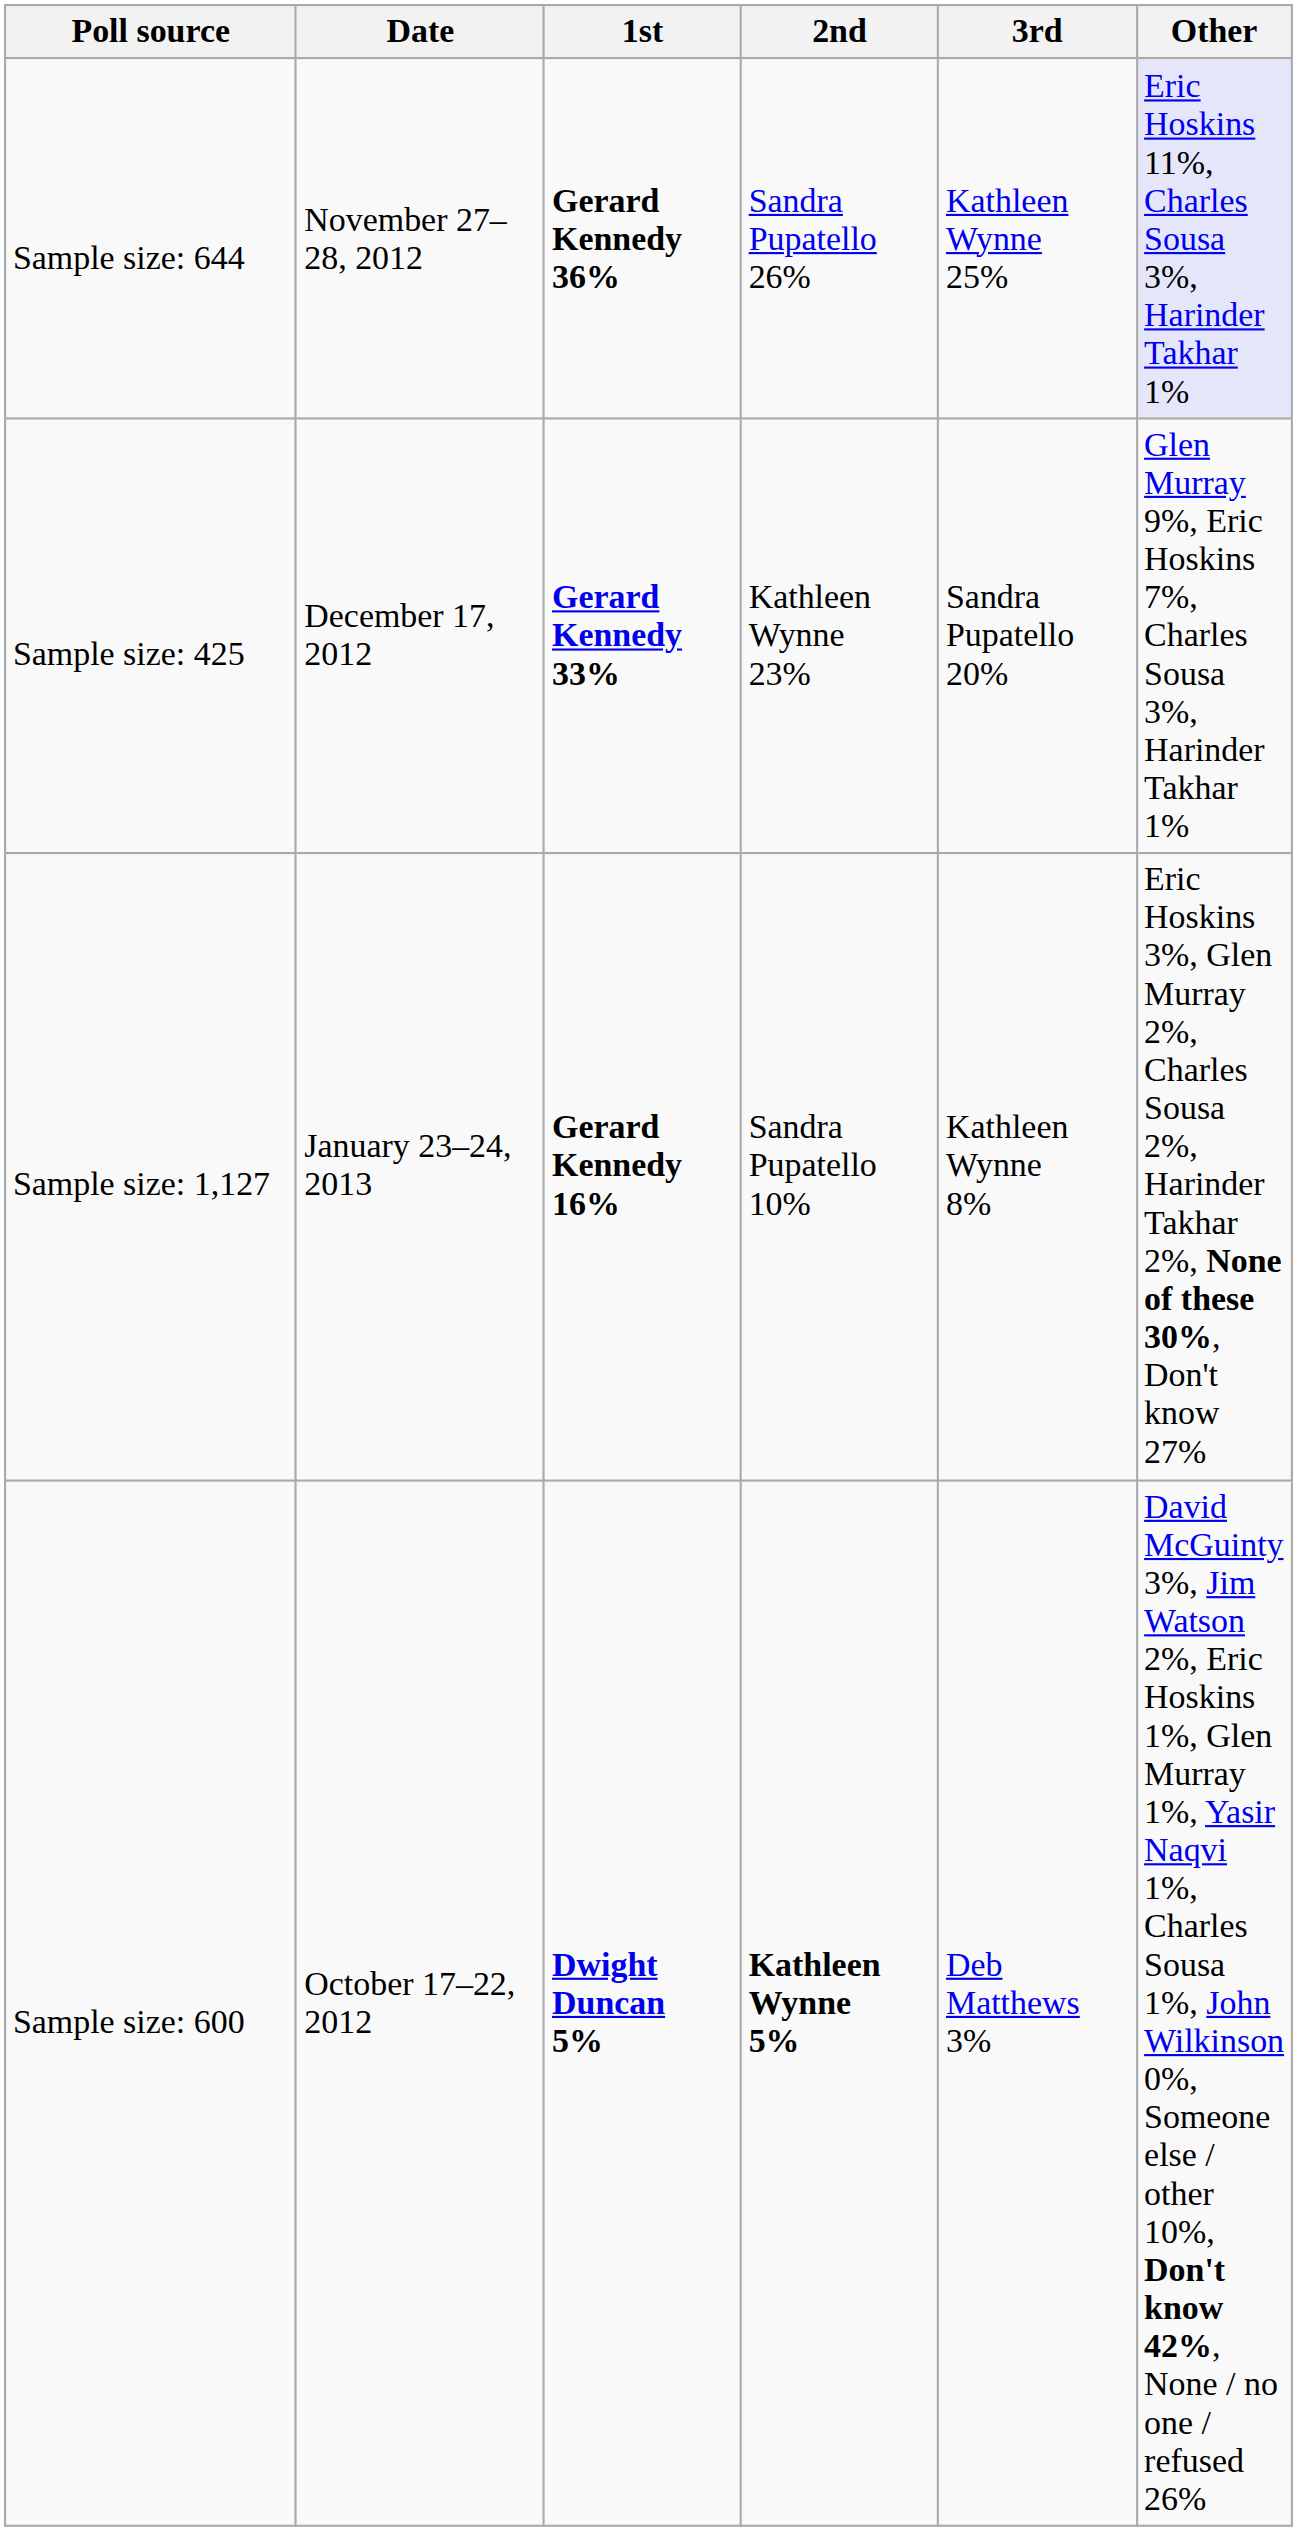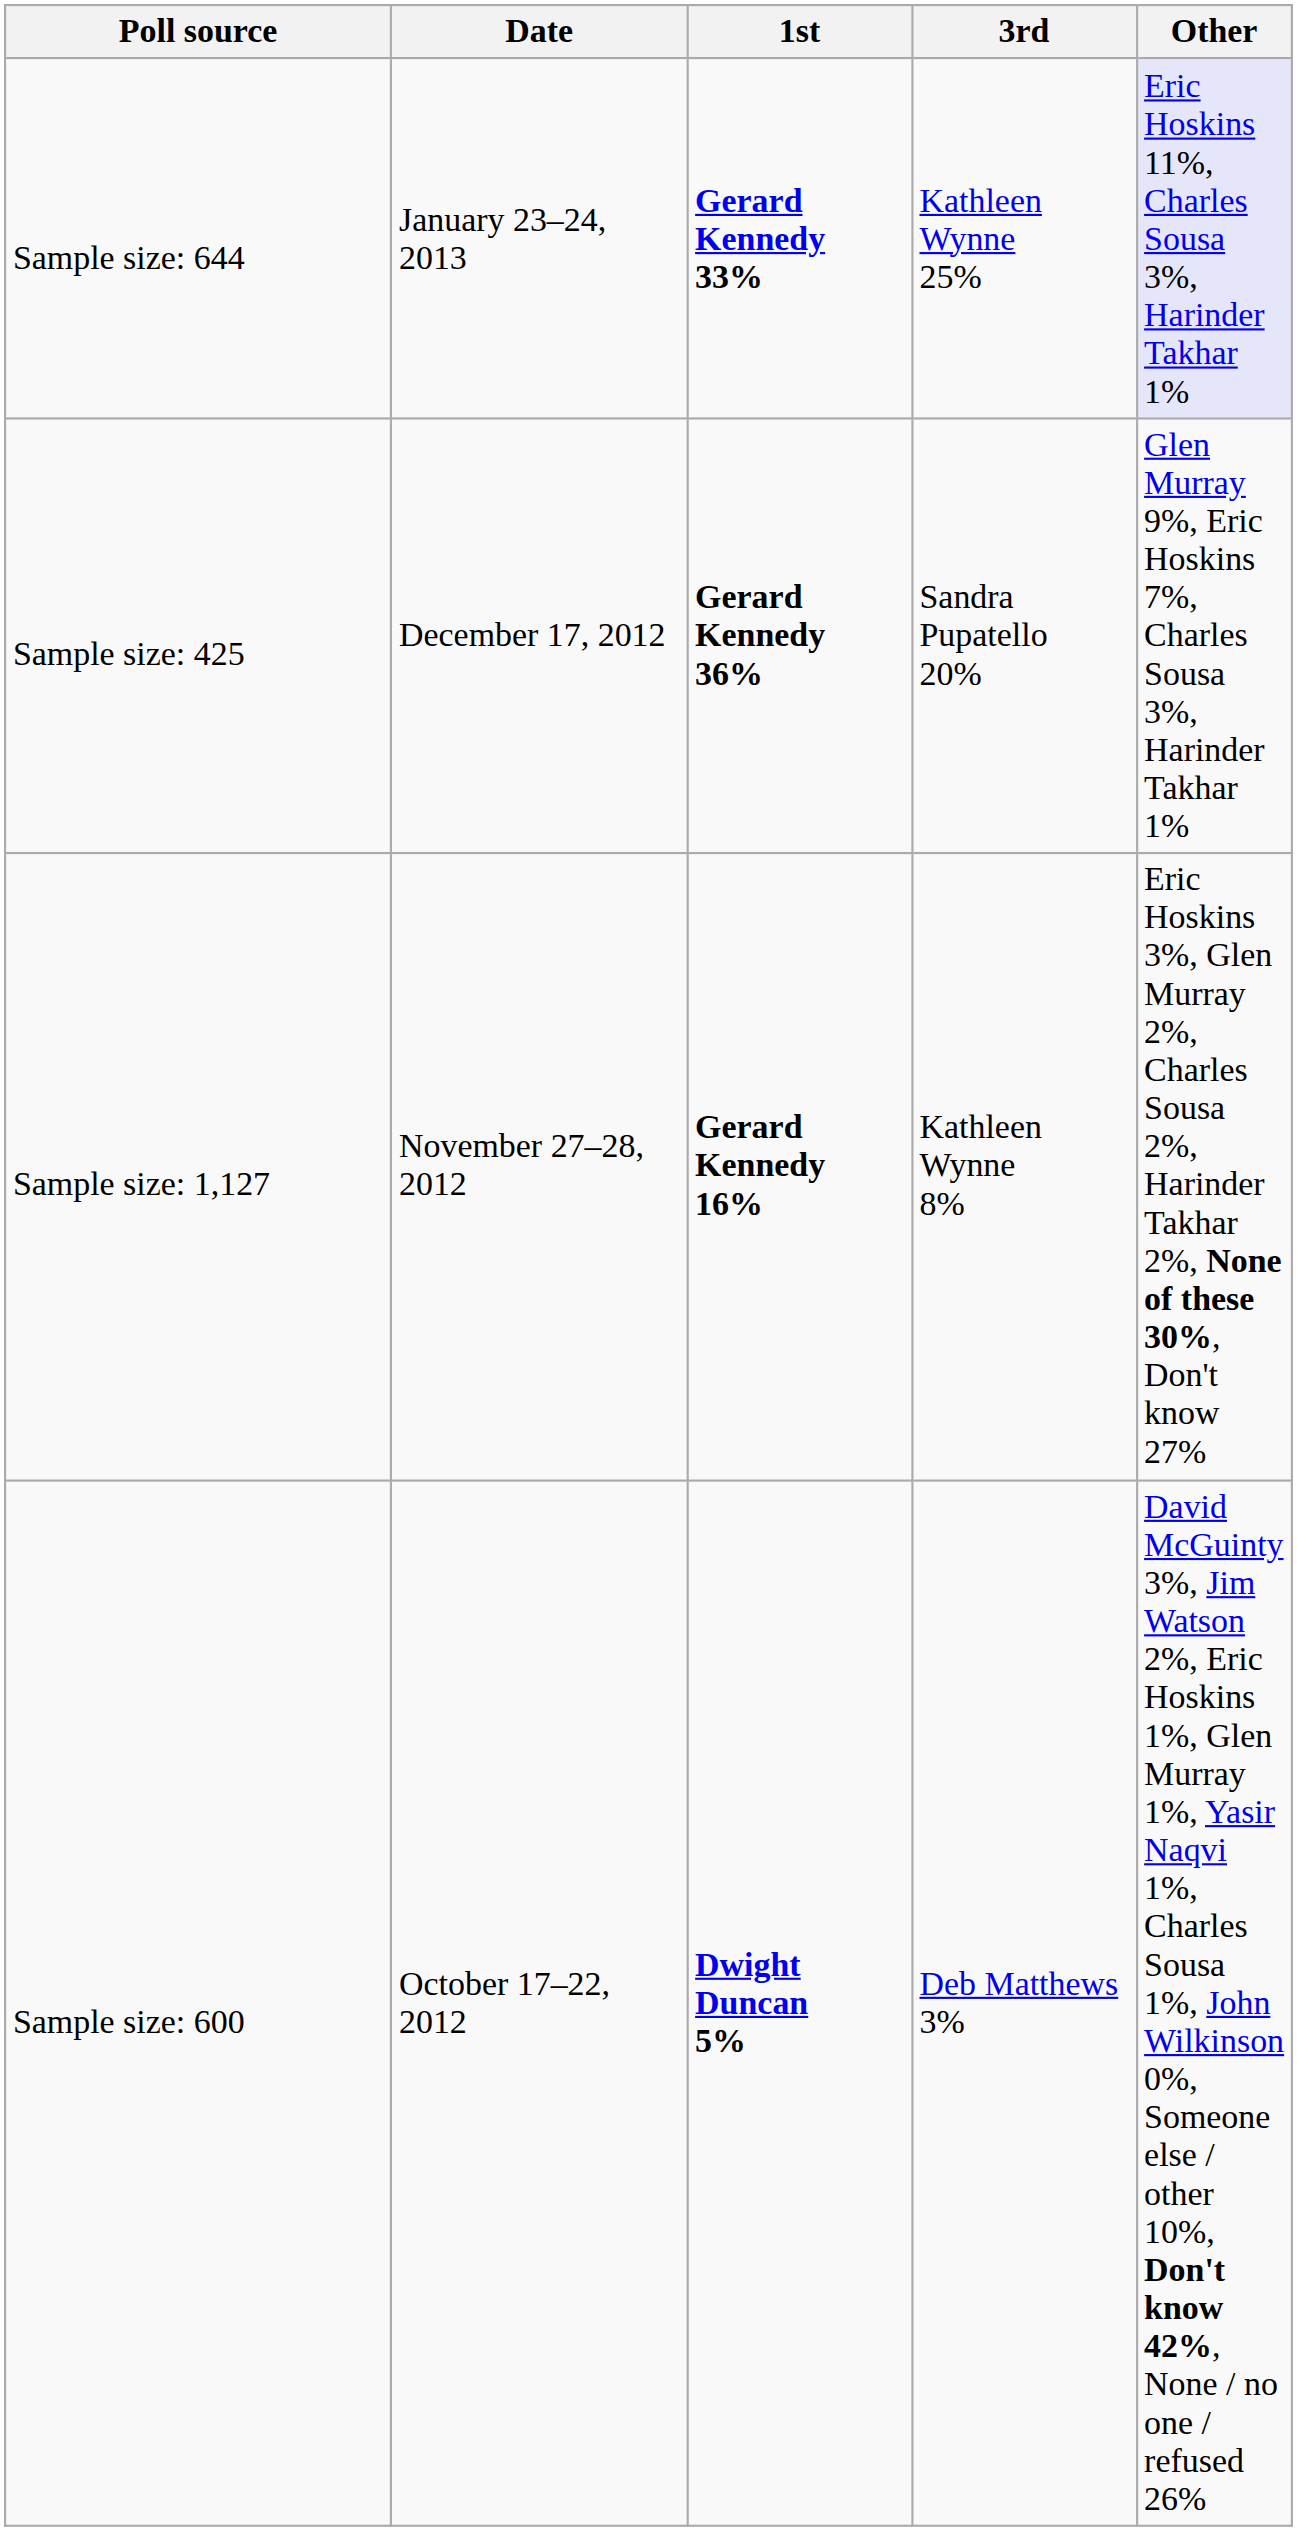- column: (839, 31)
(406, 237) November 27–28, 2012 -> (503, 237) January 23–24, 2013
(617, 237) Gerard Kennedy 36% -> (760, 237) Gerard Kennedy 33%
(617, 635) Gerard Kennedy 33% -> (760, 635) Gerard Kennedy 36%
(408, 1165) January 23–24, 2013 -> (521, 1165) November 27–28, 2012
